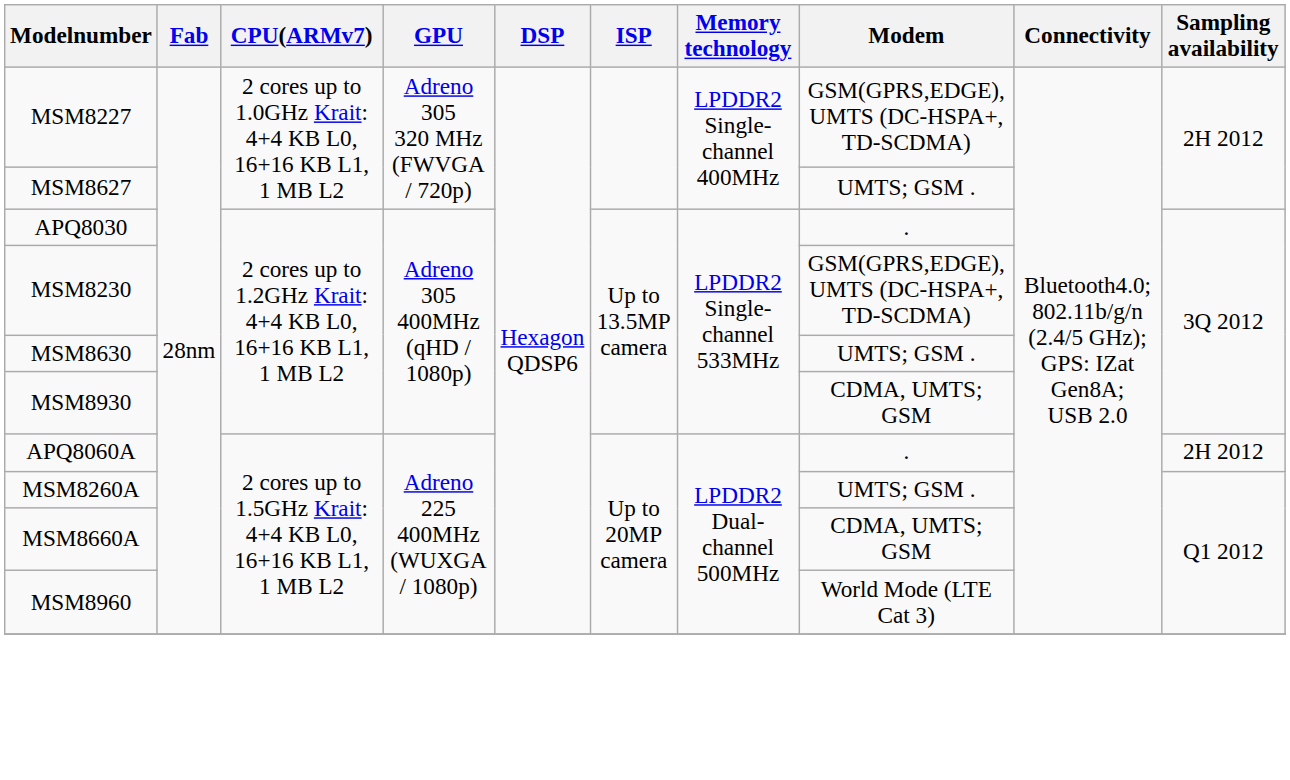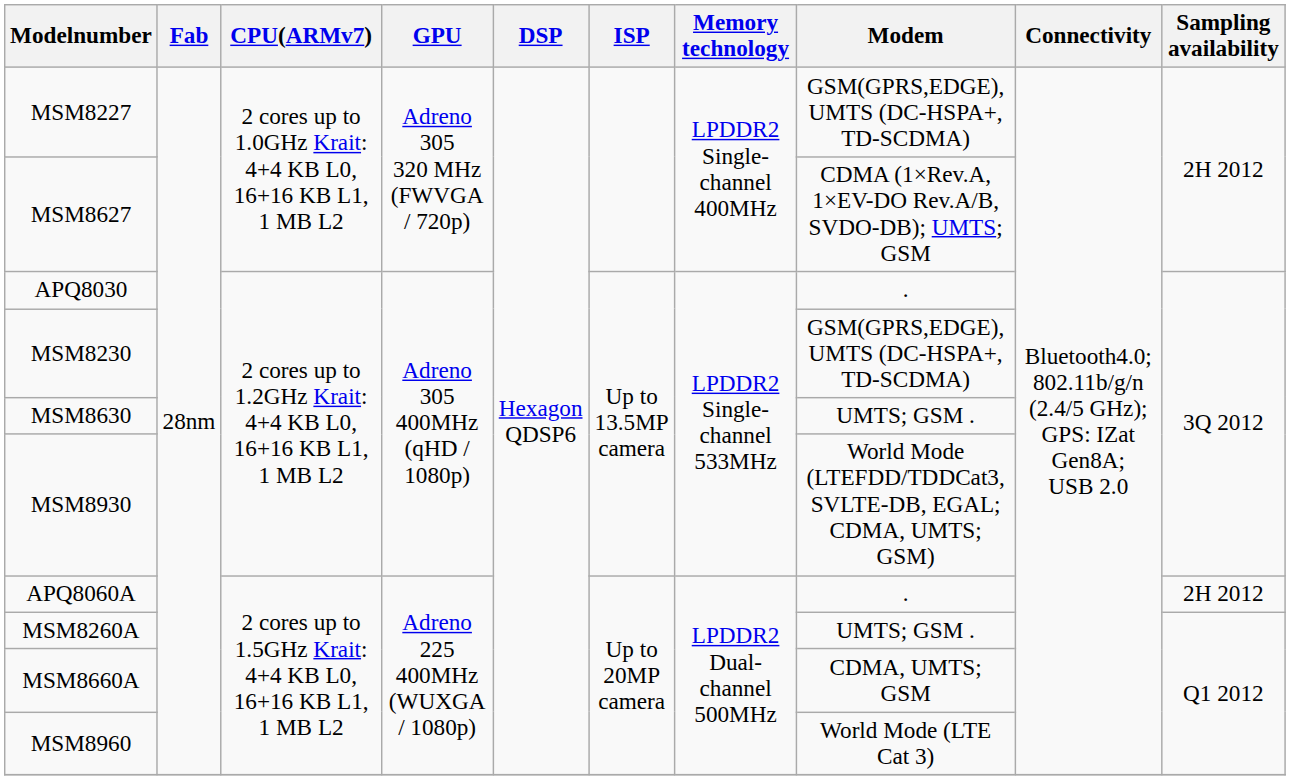(906, 187) UMTS; GSM . -> (906, 213) CDMA (1×Rev.A, 1×EV-DO Rev.A/B, SVDO-DB); UMTS; GSM
(906, 402) CDMA, UMTS; GSM -> (906, 504) World Mode (LTEFDD/TDDCat3, SVLTE-DB, EGAL; CDMA, UMTS; GSM)
